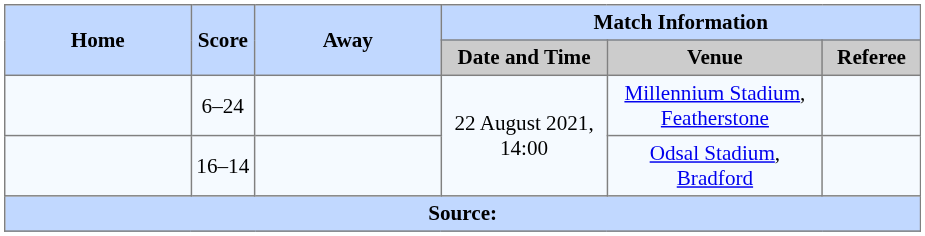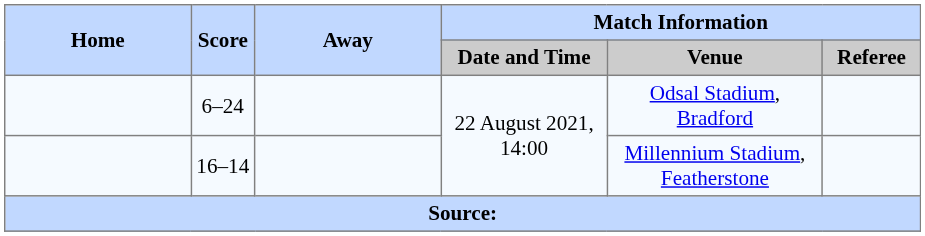(715, 105) Millennium Stadium, Featherstone -> (715, 105) Odsal Stadium, Bradford
(715, 165) Odsal Stadium, Bradford -> (715, 165) Millennium Stadium, Featherstone
